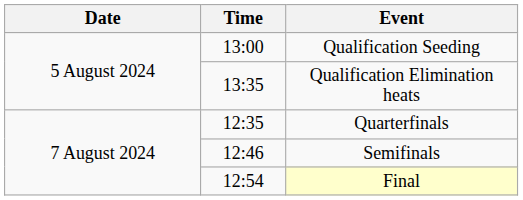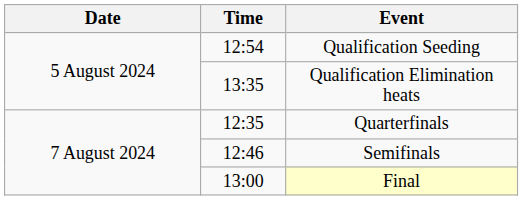(243, 47) 13:00 -> (243, 47) 12:54
(243, 180) 12:54 -> (243, 180) 13:00
